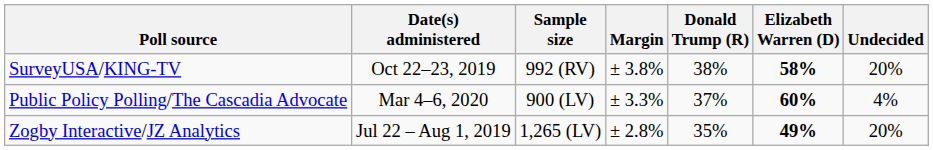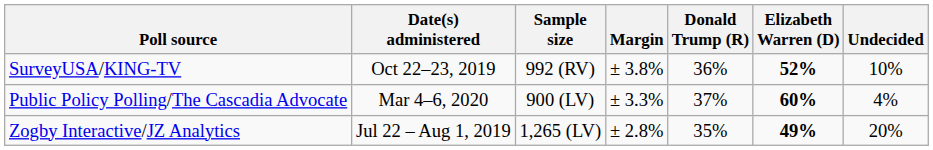(710, 69) 38% -> (710, 69) 36%
(798, 69) 58% -> (798, 69) 52%
(886, 69) 20% -> (886, 69) 10%
